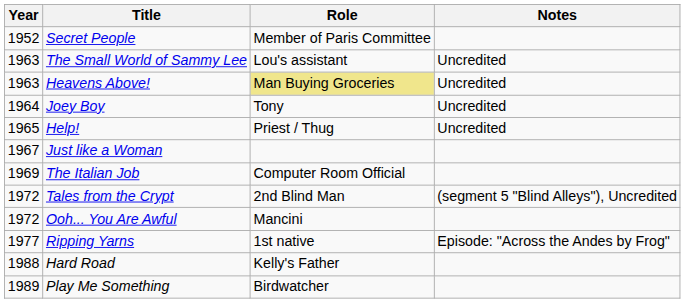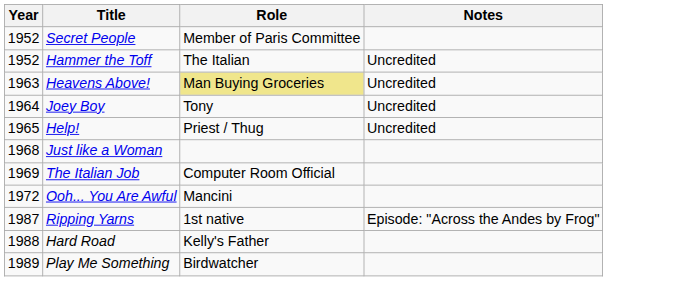+ row: (99, 60)
- row: (146, 60)
(24, 151) 1967 -> (24, 151) 1968
- row: (110, 196)
(24, 241) 1977 -> (24, 219) 1987
